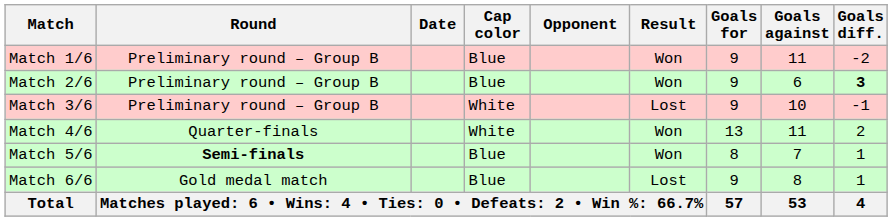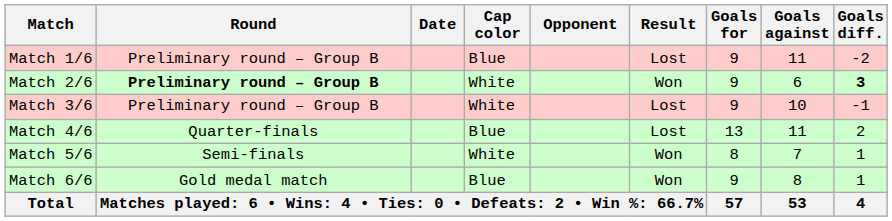(669, 58) Won -> (669, 58) Lost
(253, 82) normal -> (253, 82) bold
(487, 82) Blue -> (492, 82) White
(492, 131) White -> (487, 131) Blue
(669, 131) Won -> (669, 131) Lost
(253, 156) bold -> (253, 156) normal
(487, 156) Blue -> (492, 156) White
(669, 180) Lost -> (669, 180) Won
